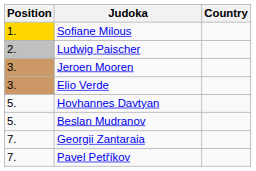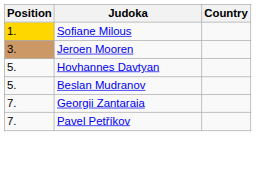- row: (99, 49)
- row: (83, 85)
